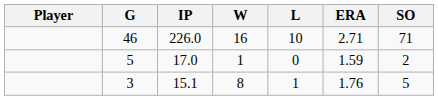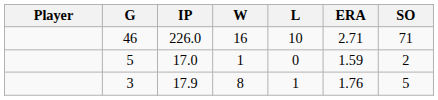(185, 83) 15.1 -> (185, 83) 17.9
